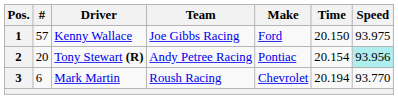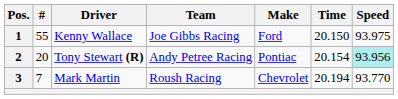(42, 36) 57 -> (42, 36) 55
(39, 78) 6 -> (39, 78) 7
